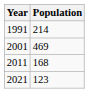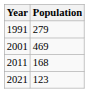(41, 29) 214 -> (41, 29) 279
